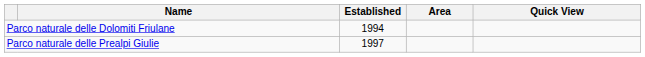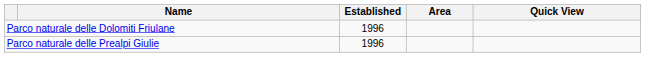(373, 28) 1994 -> (373, 28) 1996
(373, 44) 1997 -> (373, 44) 1996
